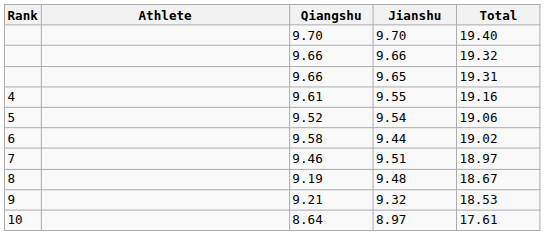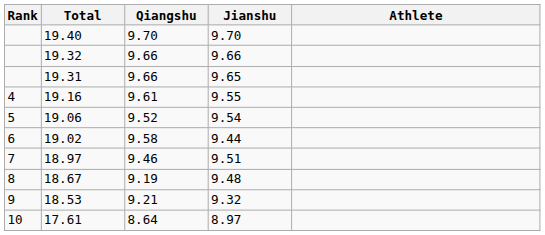columns swapped: (165, 15) <-> (498, 15)
